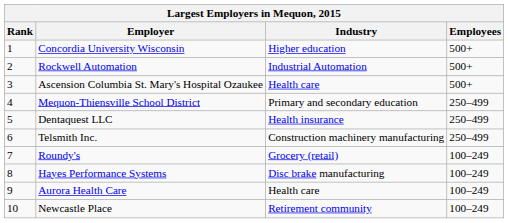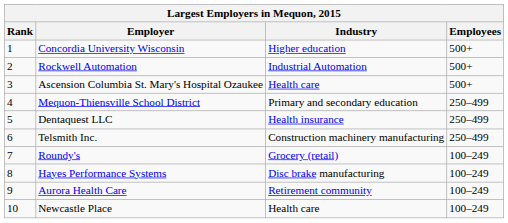(294, 191) Health care -> (320, 191) Retirement community
(320, 208) Retirement community -> (294, 208) Health care
